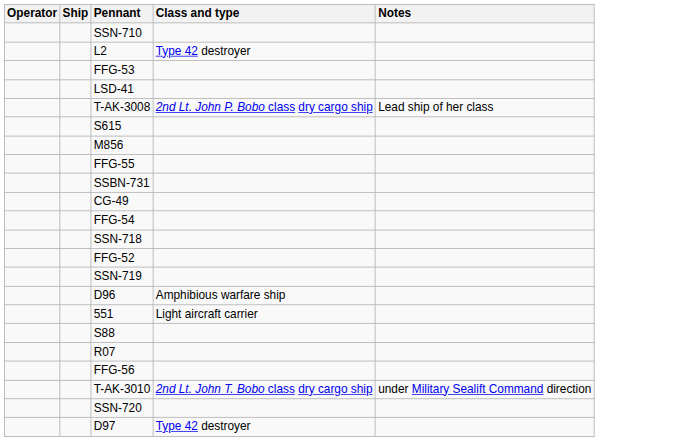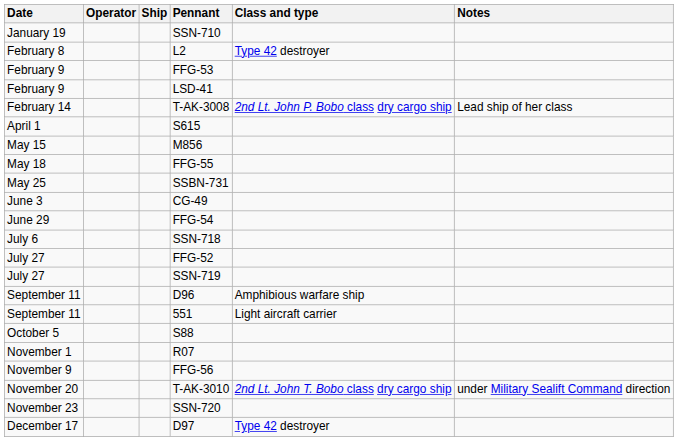+ column: (20, 13)
